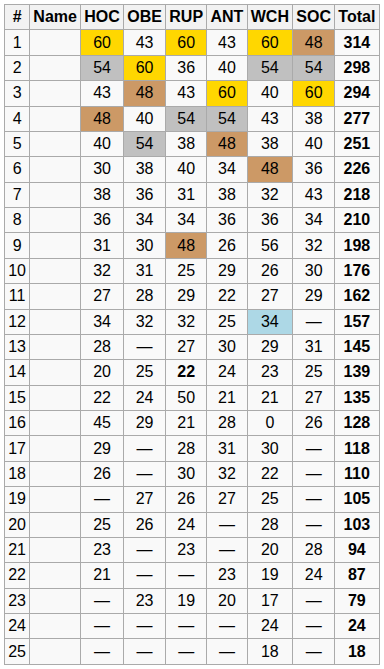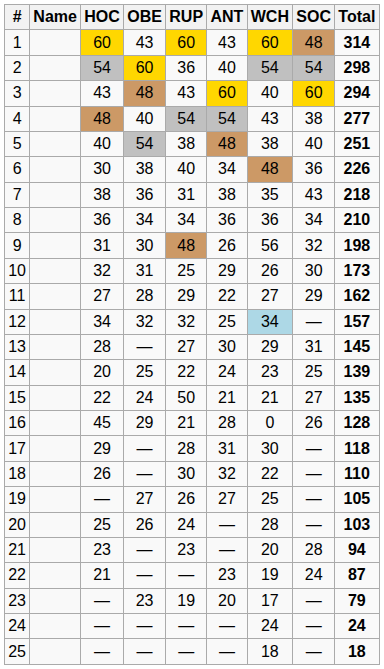(270, 194) 32 -> (270, 194) 35
(357, 270) 176 -> (357, 270) 173
(186, 372) bold -> (186, 372) normal
